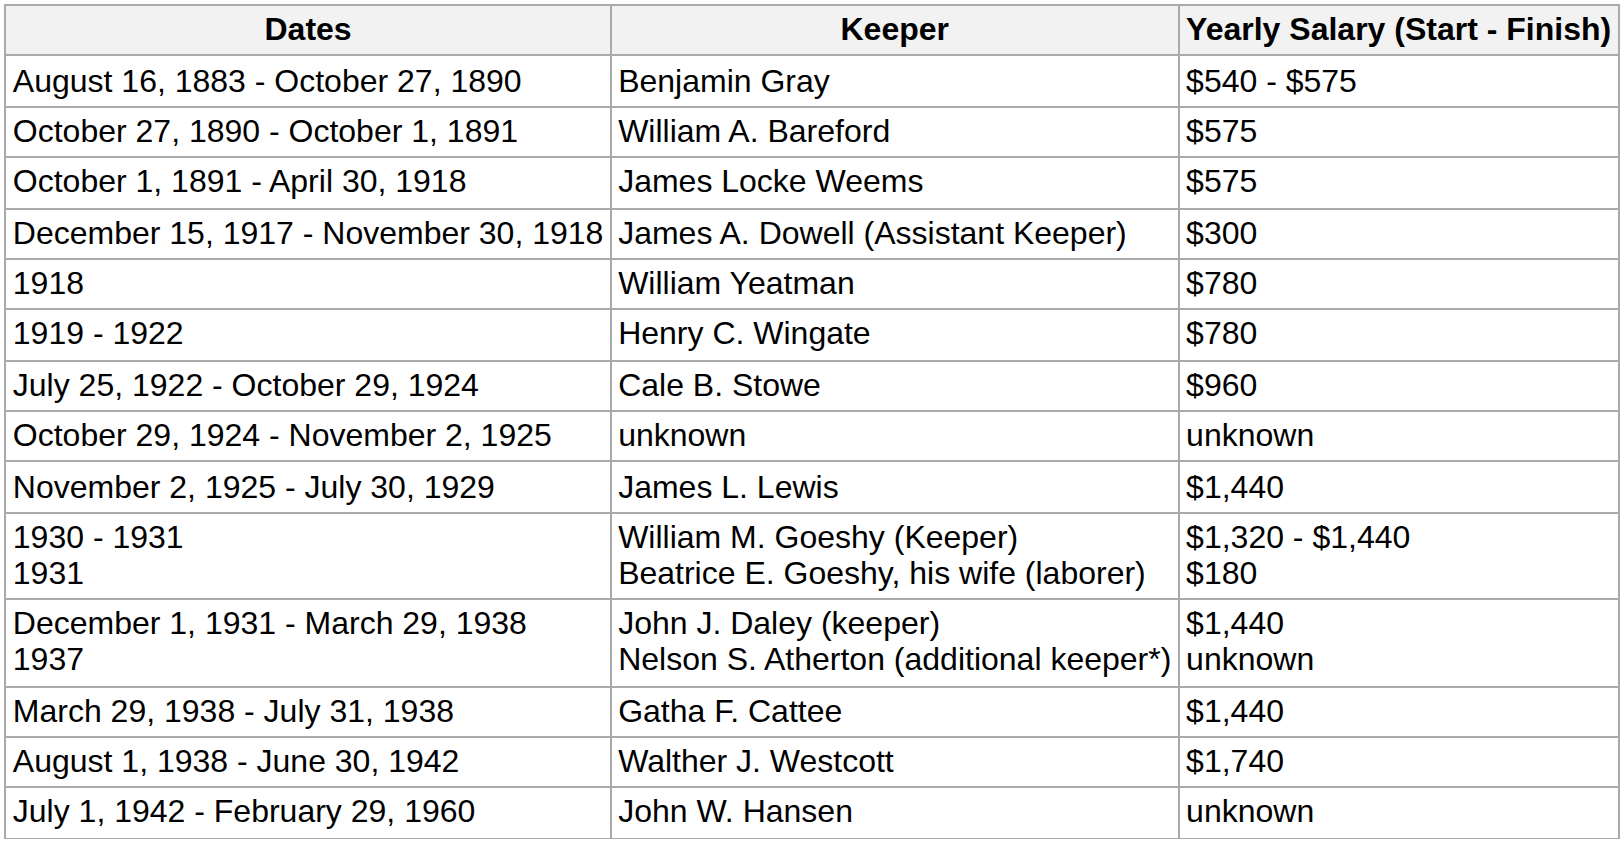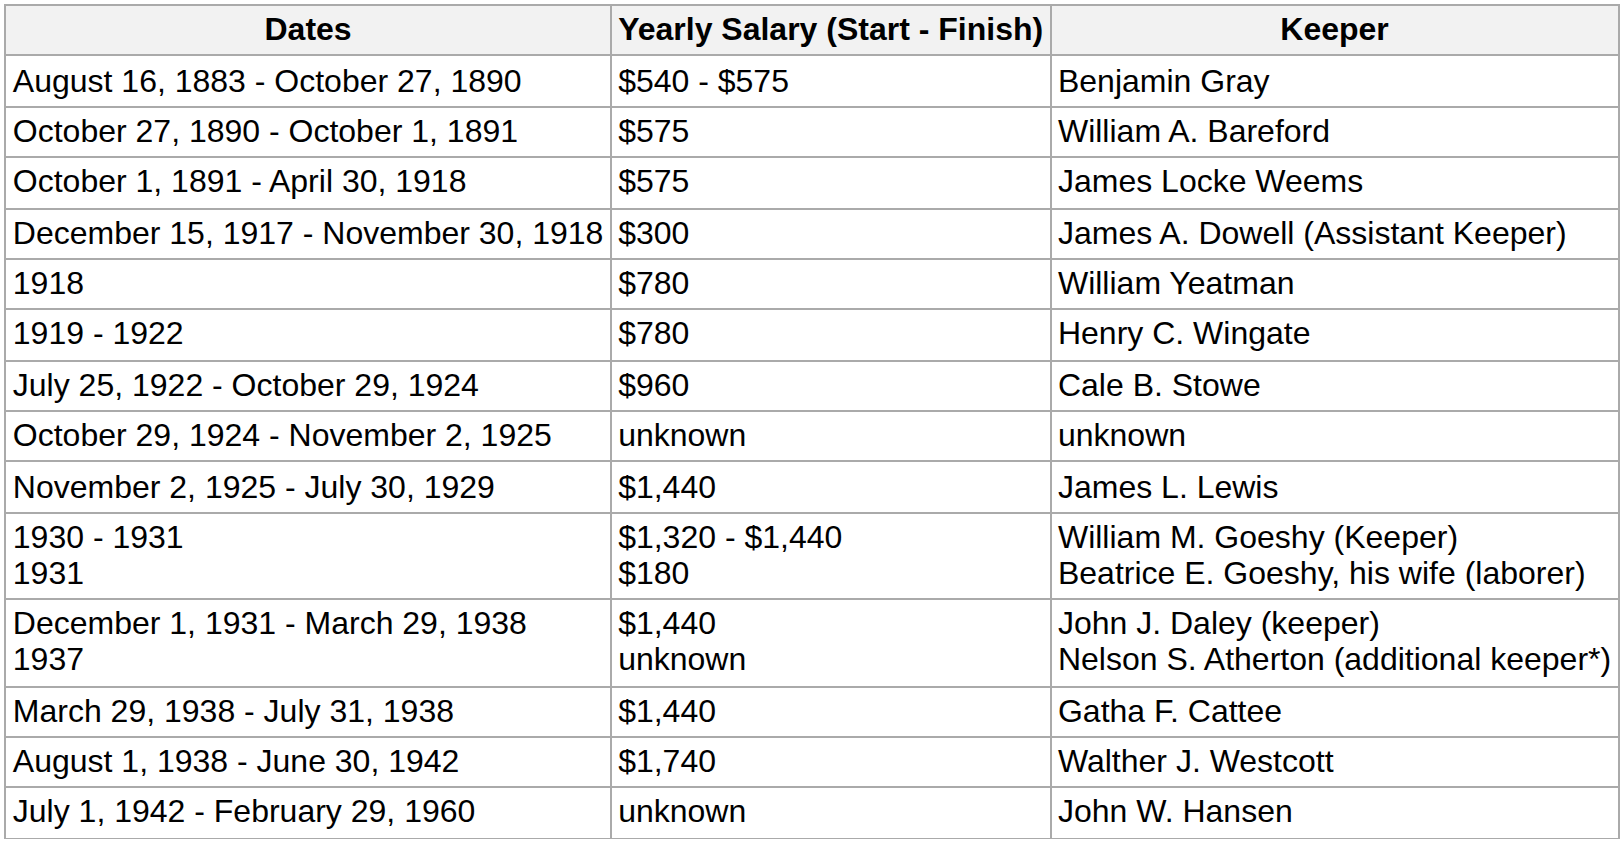columns swapped: (895, 29) <-> (1399, 29)
